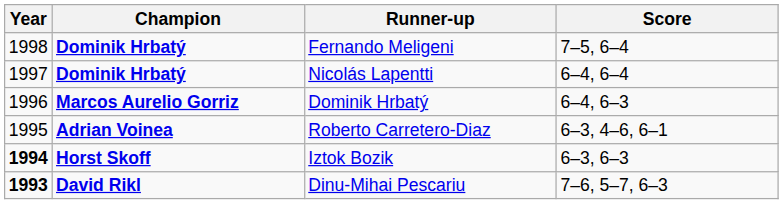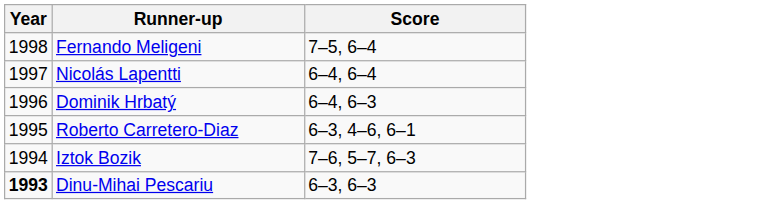- column: (178, 19)
(28, 158) bold -> (28, 158) normal
(595, 158) 6–3, 6–3 -> (362, 158) 7–6, 5–7, 6–3
(614, 185) 7–6, 5–7, 6–3 -> (342, 185) 6–3, 6–3
